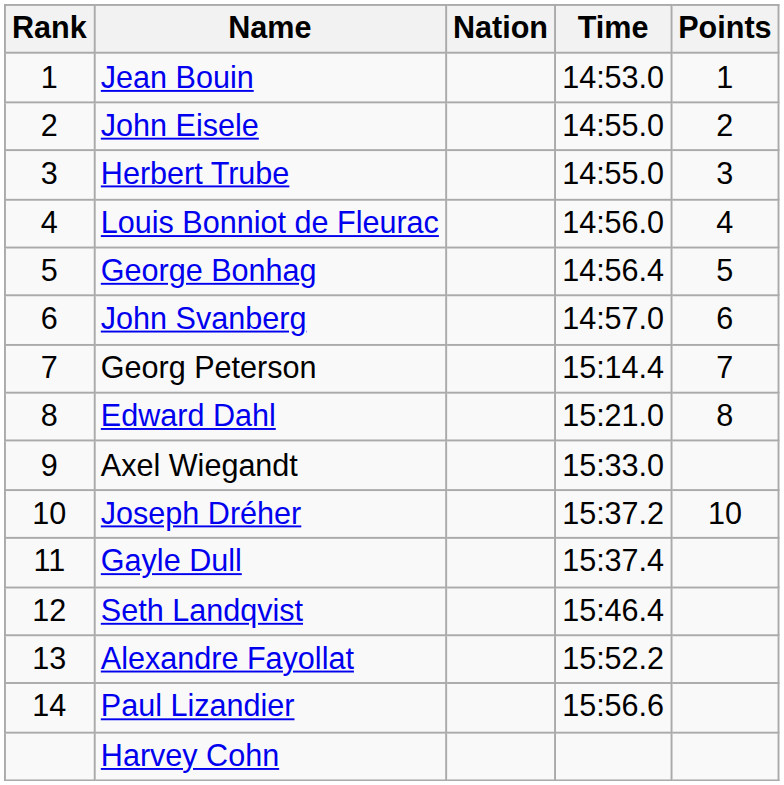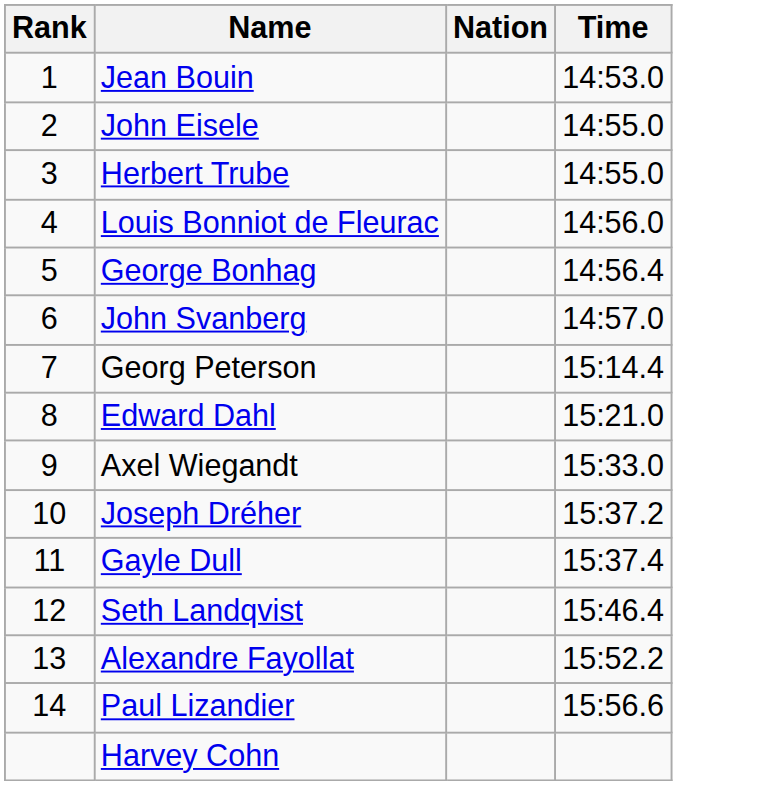- column: (725, 28)
